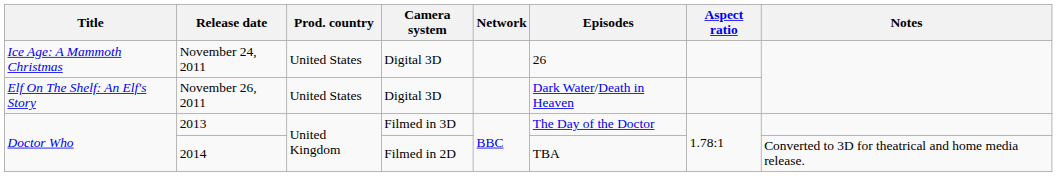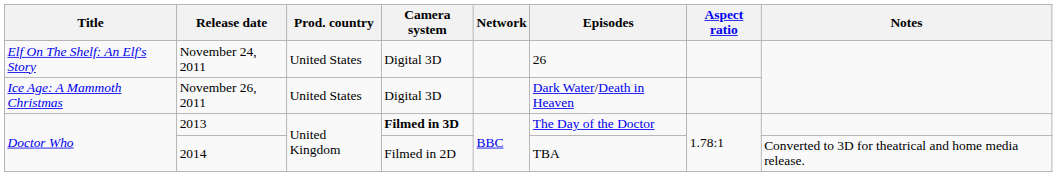(64, 59) Ice Age: A Mammoth Christmas -> (77, 59) Elf On The Shelf: An Elf's Story
(77, 95) Elf On The Shelf: An Elf's Story -> (64, 95) Ice Age: A Mammoth Christmas
(420, 124) normal -> (422, 124) bold
